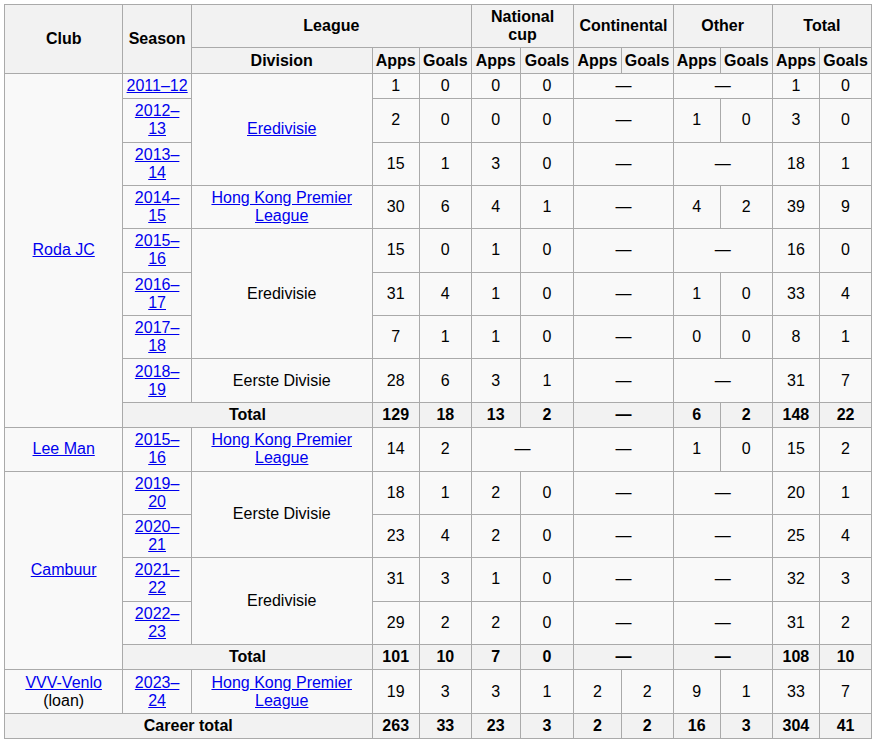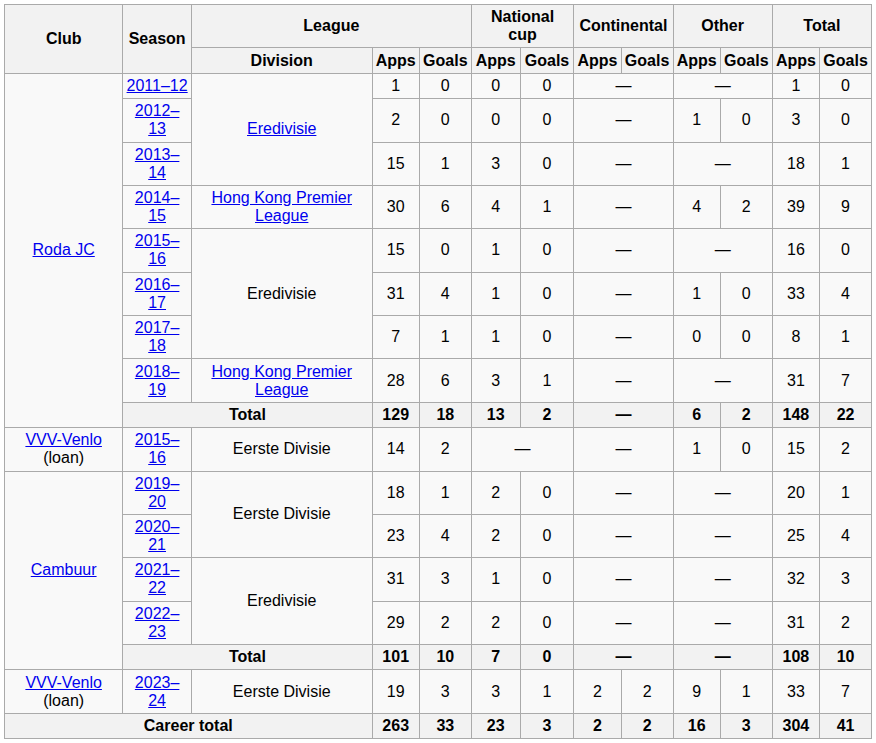(282, 380) Eerste Divisie -> (282, 380) Hong Kong Premier League
(64, 449) Lee Man -> (64, 449) VVV-Venlo (loan)
(282, 449) Hong Kong Premier League -> (282, 449) Eerste Divisie
(282, 691) Hong Kong Premier League -> (282, 691) Eerste Divisie
